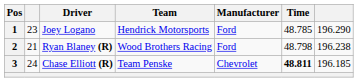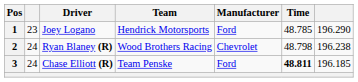(32, 47) 21 -> (32, 47) 24
(227, 47) Ford -> (237, 47) Chevrolet
(237, 64) Chevrolet -> (227, 64) Ford
